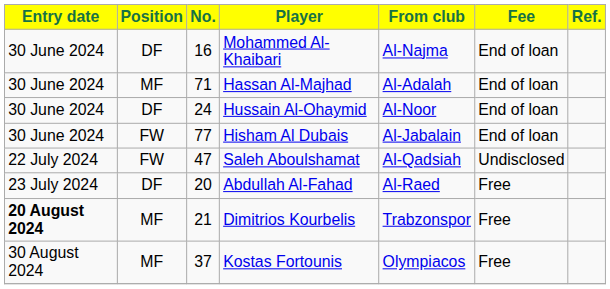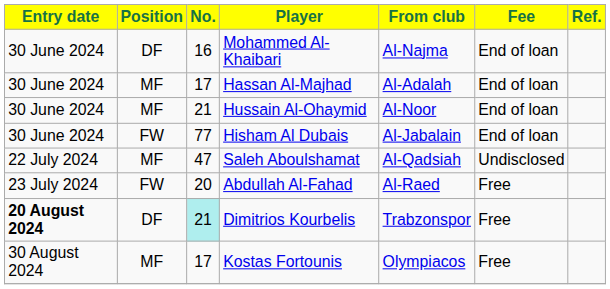(203, 85) 71 -> (203, 85) 17
(152, 110) DF -> (152, 110) MF
(203, 110) 24 -> (203, 110) 21
(152, 160) FW -> (152, 160) MF
(152, 185) DF -> (152, 185) FW
(152, 219) MF -> (152, 219) DF
(203, 219) no background -> (203, 219) paleturquoise background
(203, 262) 37 -> (203, 262) 17
